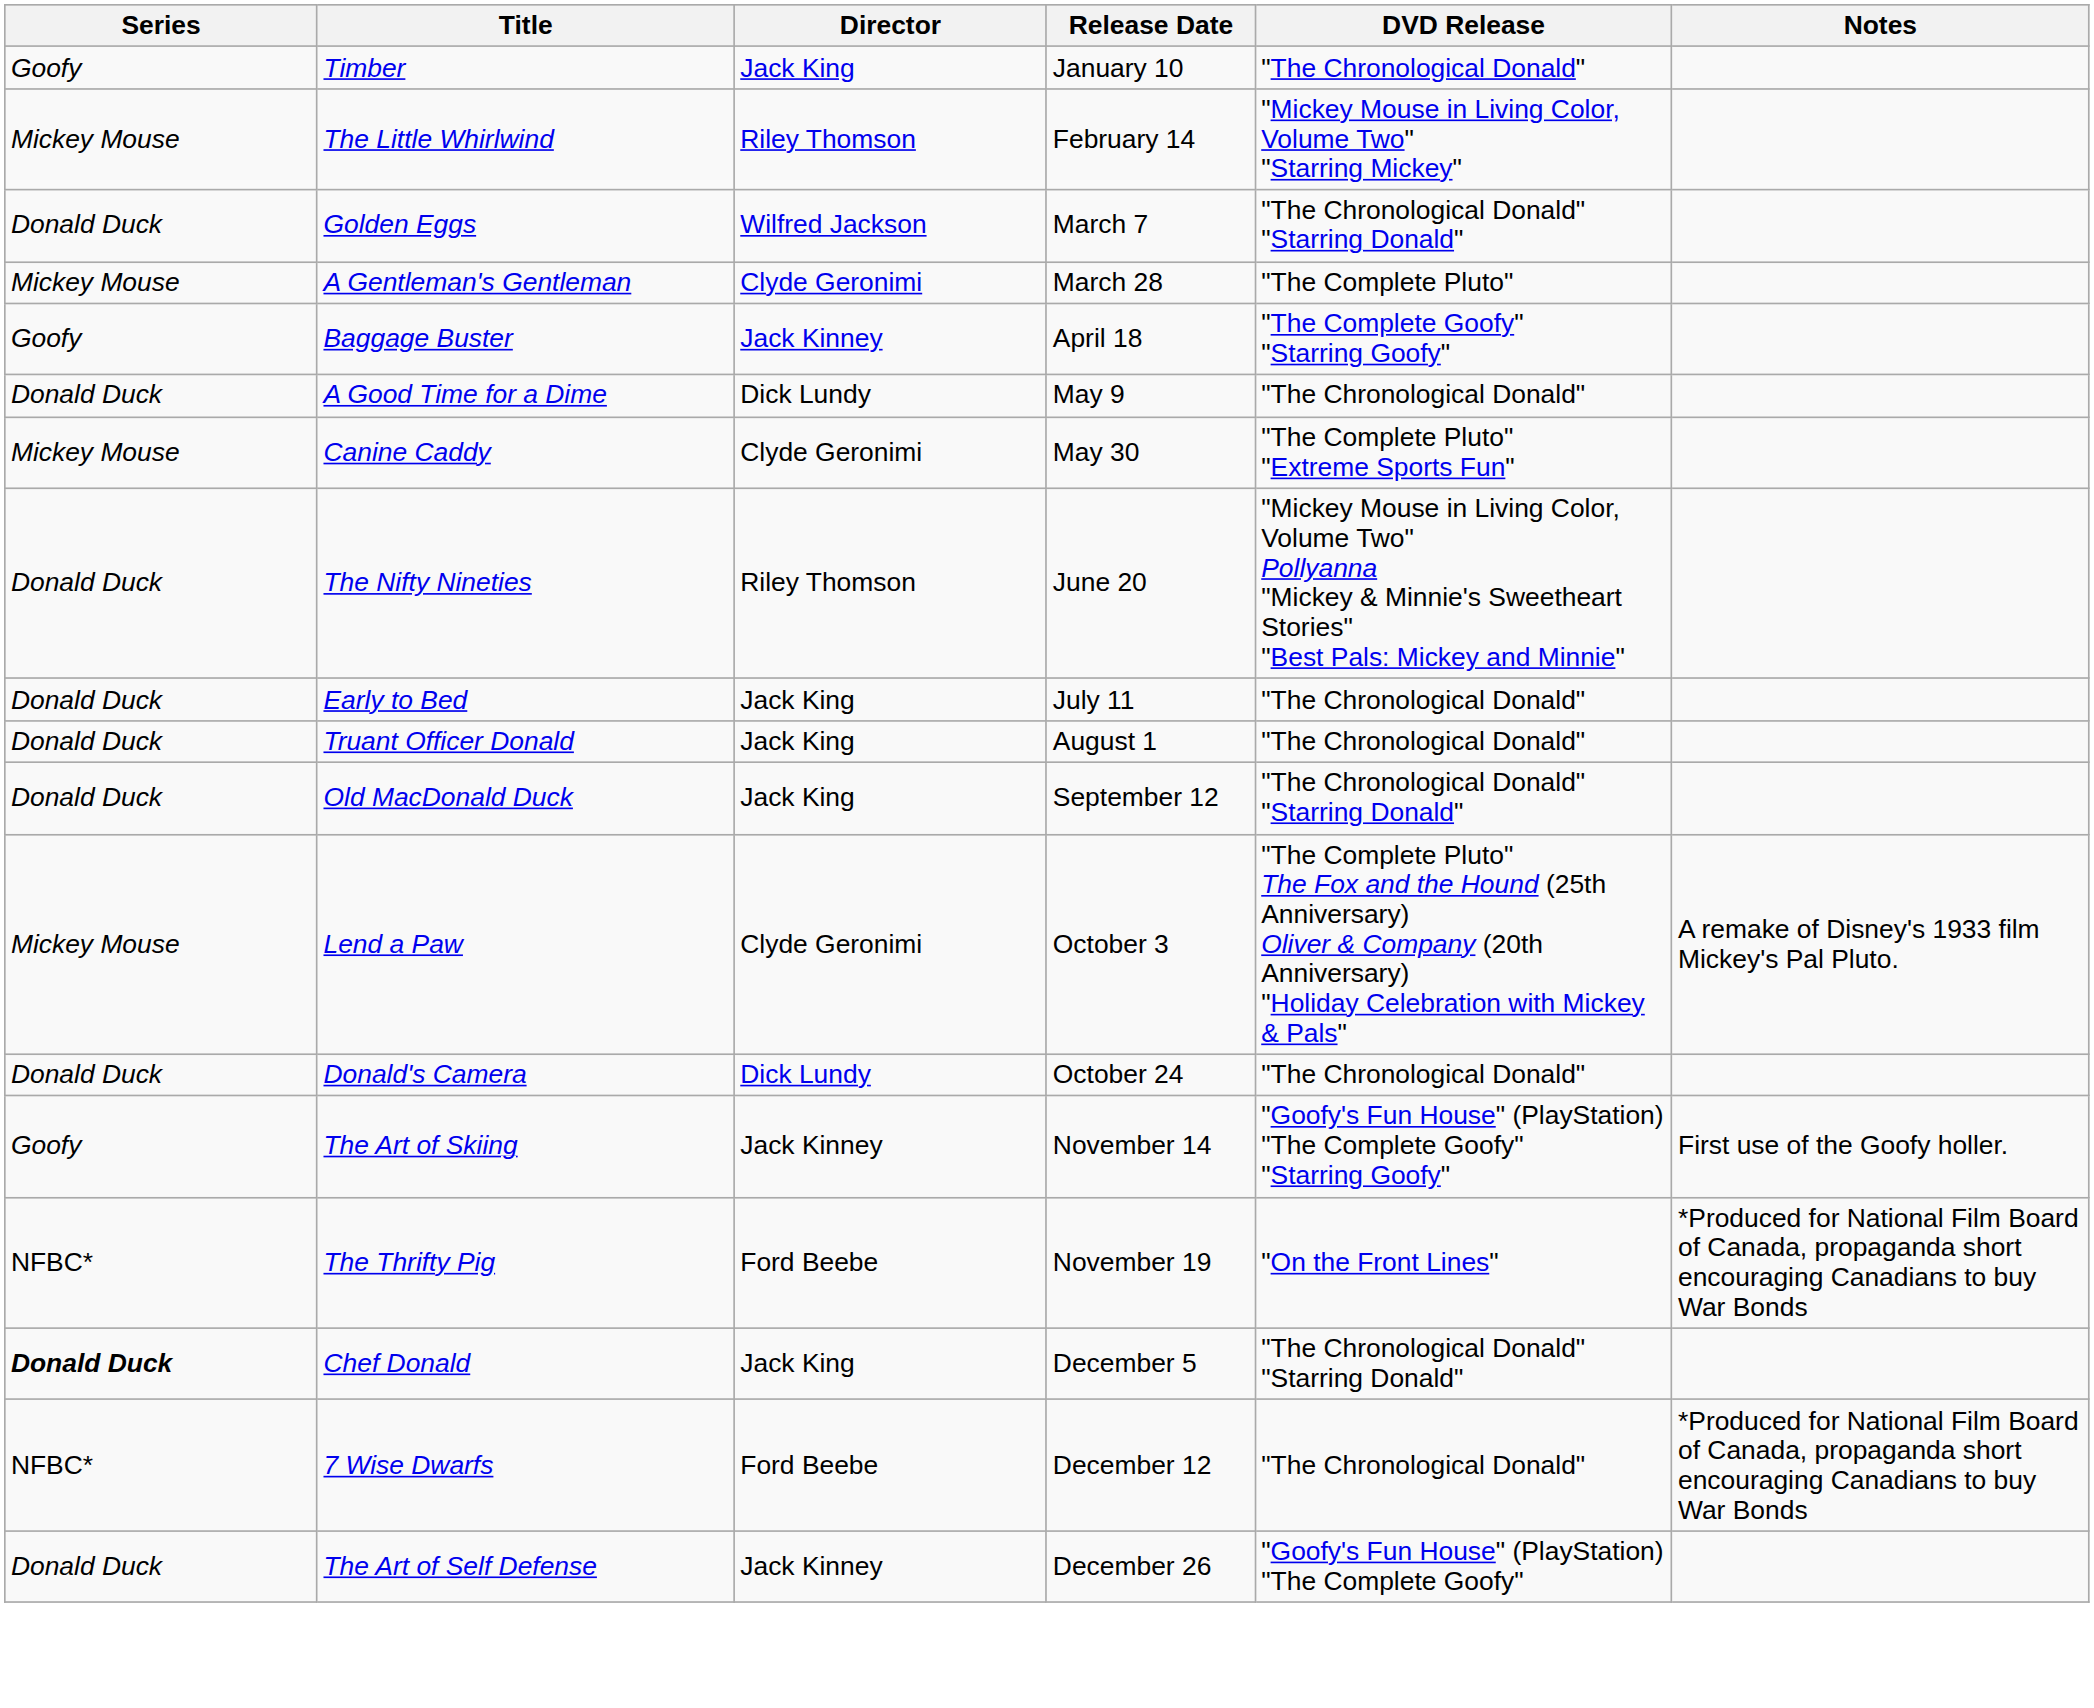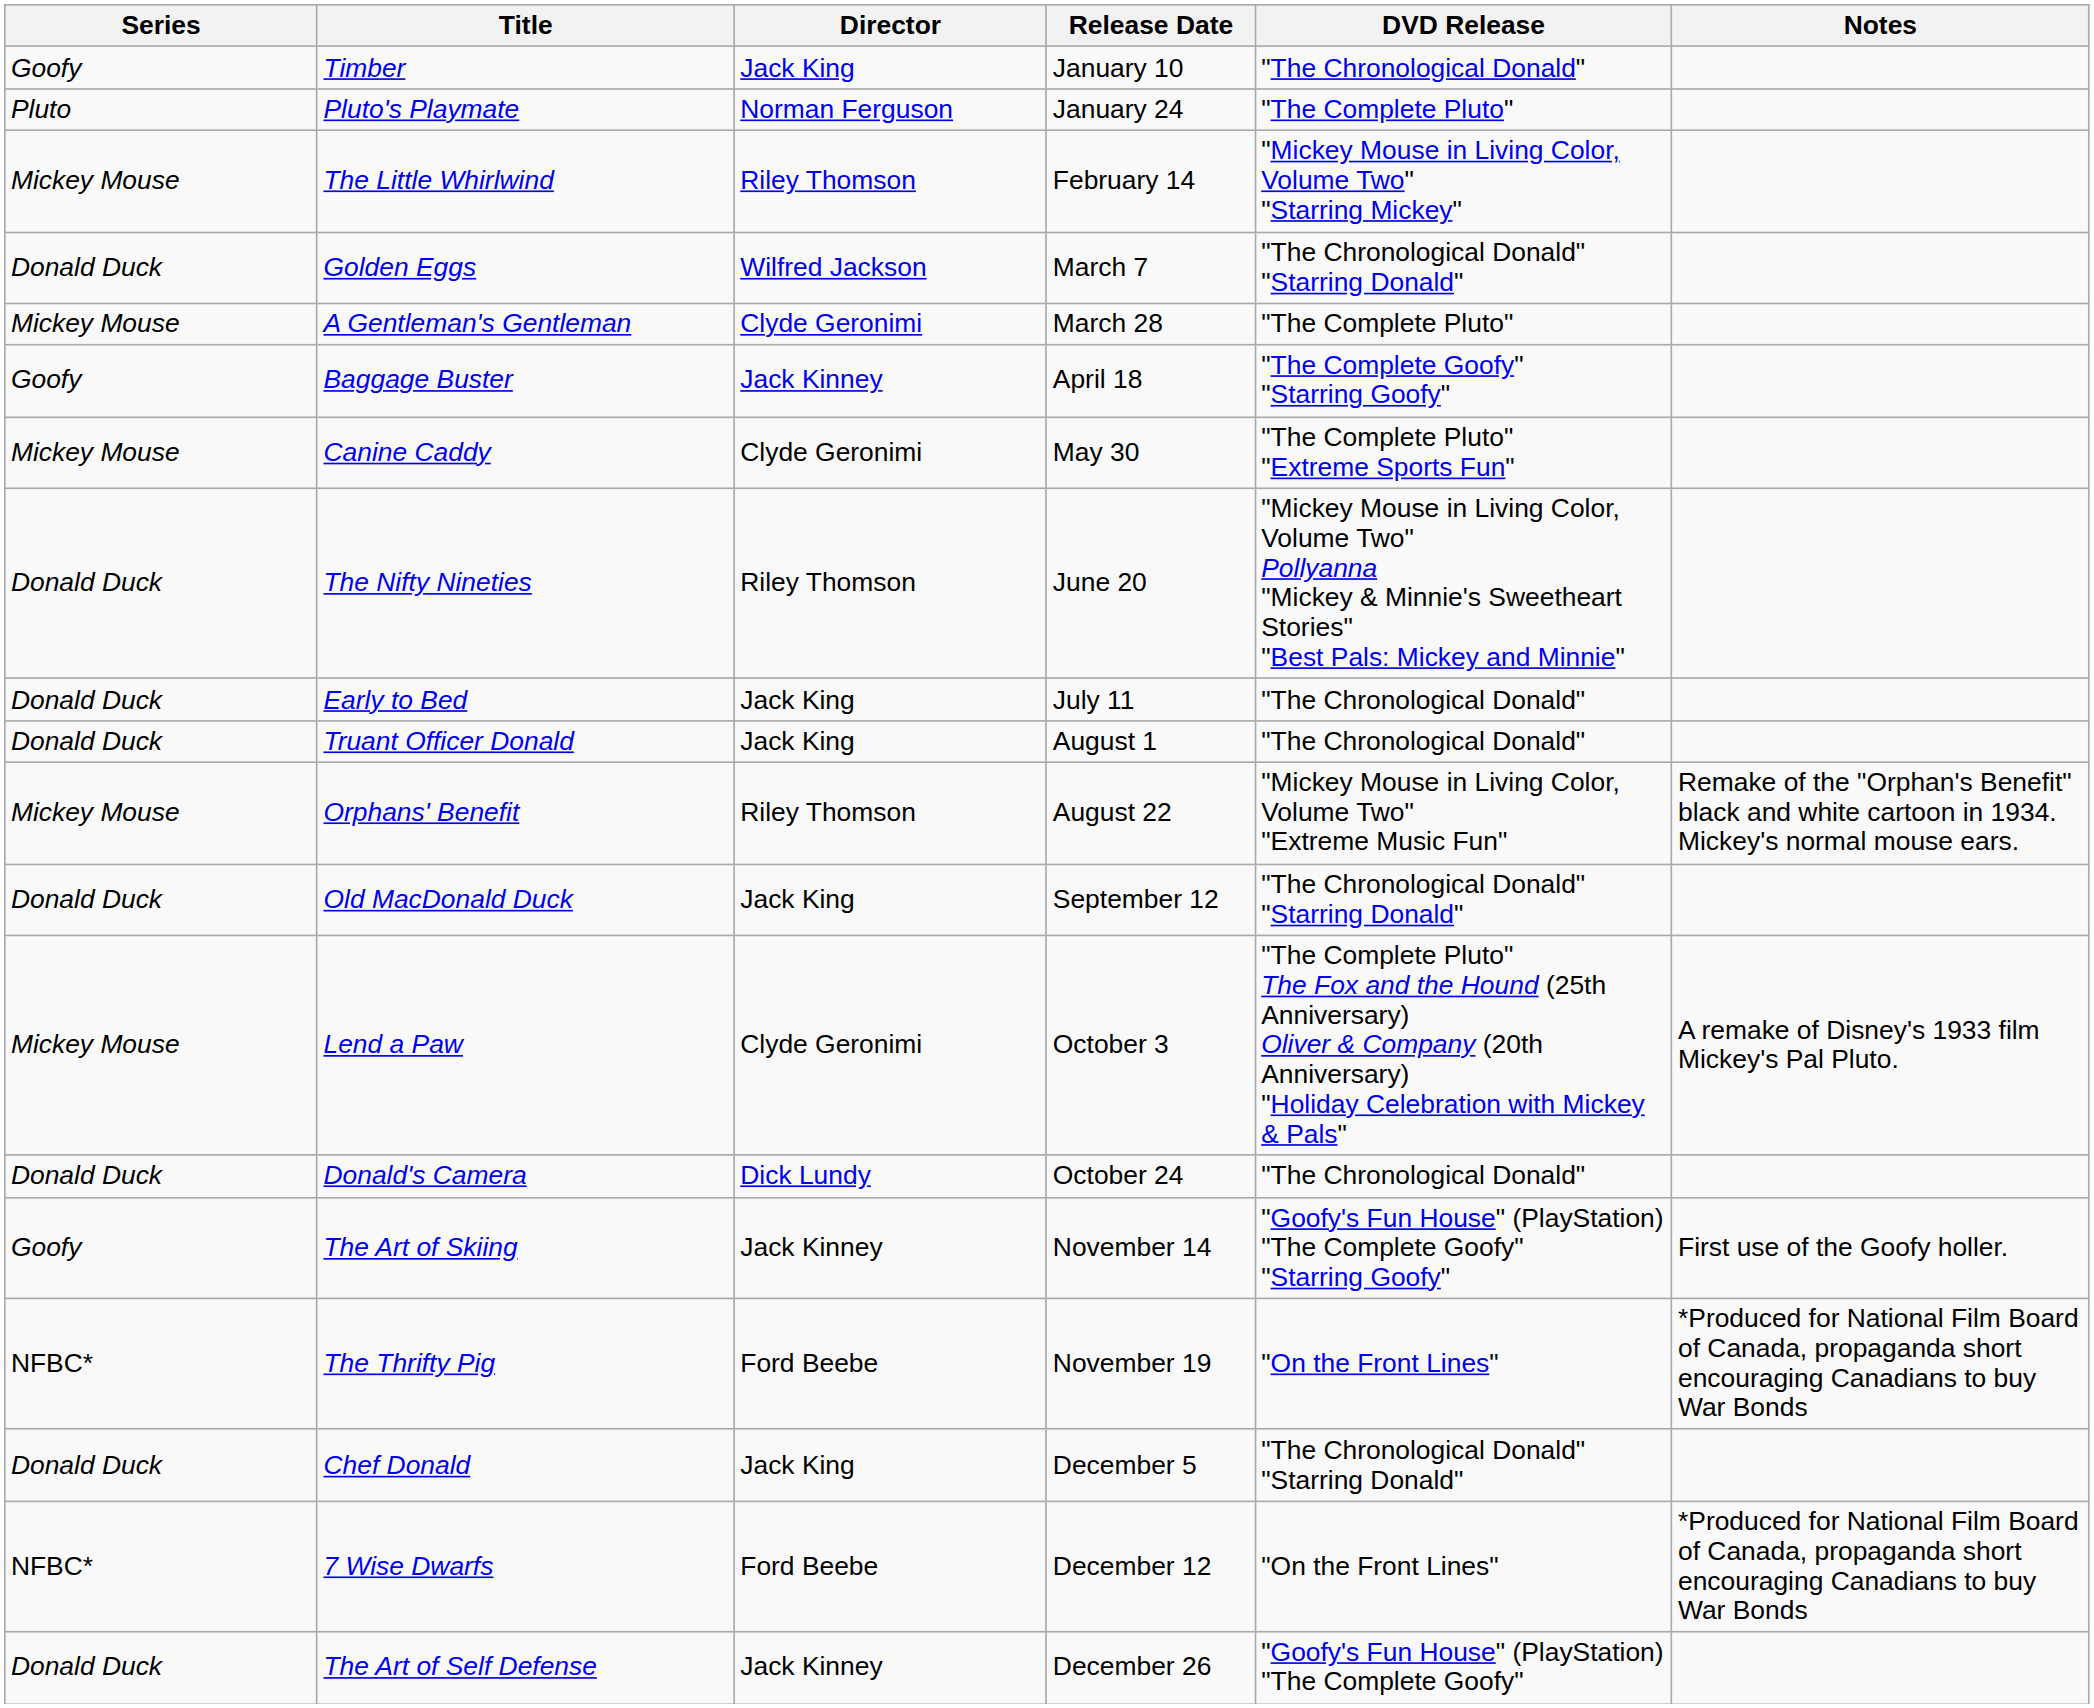+ row: (421, 109)
- row: (465, 395)
+ row: (421, 812)
(92, 1363) bold -> (86, 1464) normal
(1423, 1464) "The Chronological Donald" -> (1380, 1566) "On the Front Lines"
